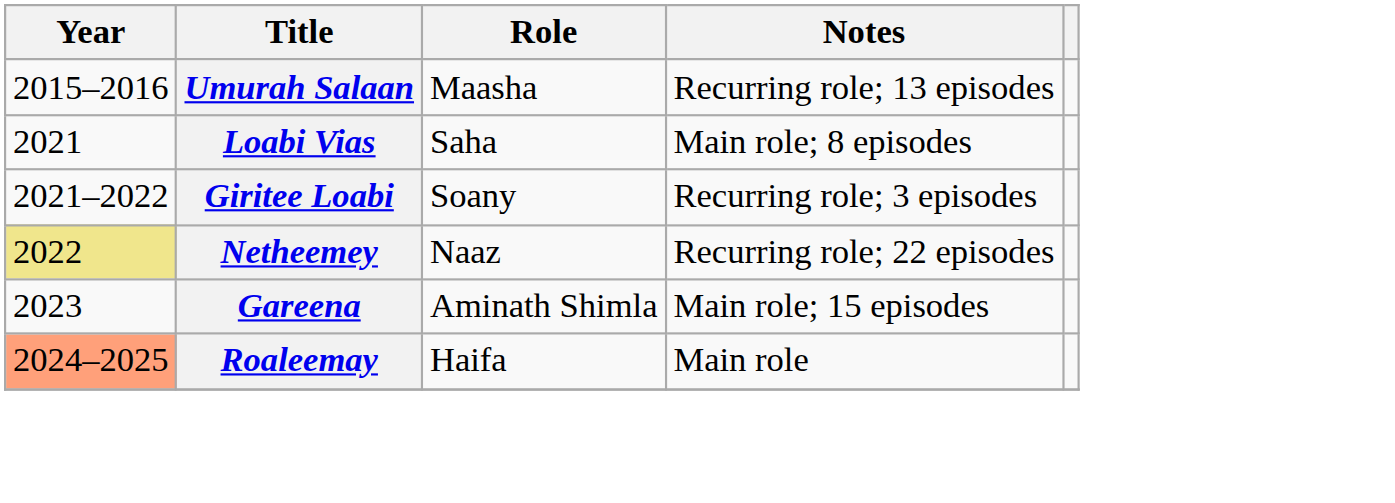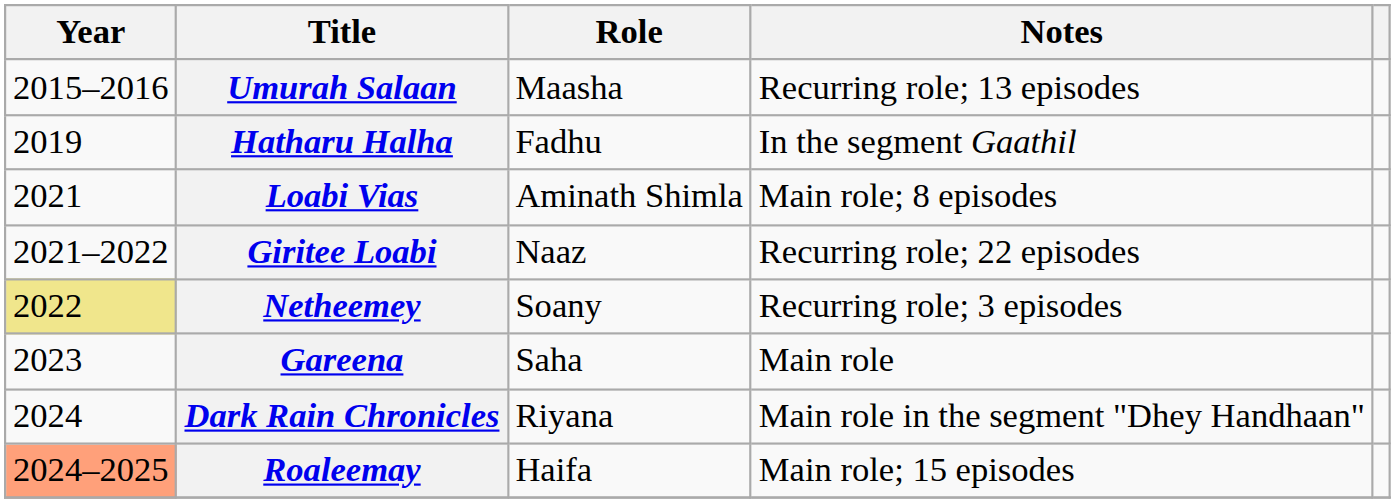+ row: (342, 141)
(464, 141) Saha -> (629, 196) Aminath Shimla
(473, 196) Soany -> (551, 251) Naaz
(855, 196) Recurring role; 3 episodes -> (949, 251) Recurring role; 22 episodes
(465, 251) Naaz -> (559, 305) Soany
(864, 251) Recurring role; 22 episodes -> (941, 305) Recurring role; 3 episodes
(544, 305) Aminath Shimla -> (549, 360) Saha
(831, 305) Main role; 15 episodes -> (826, 360) Main role
+ row: (342, 415)
(741, 360) Main role -> (917, 470) Main role; 15 episodes
